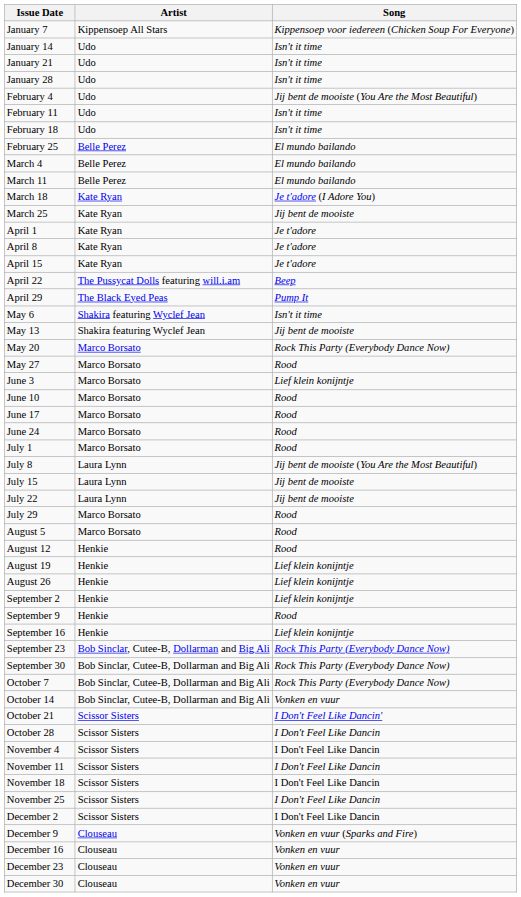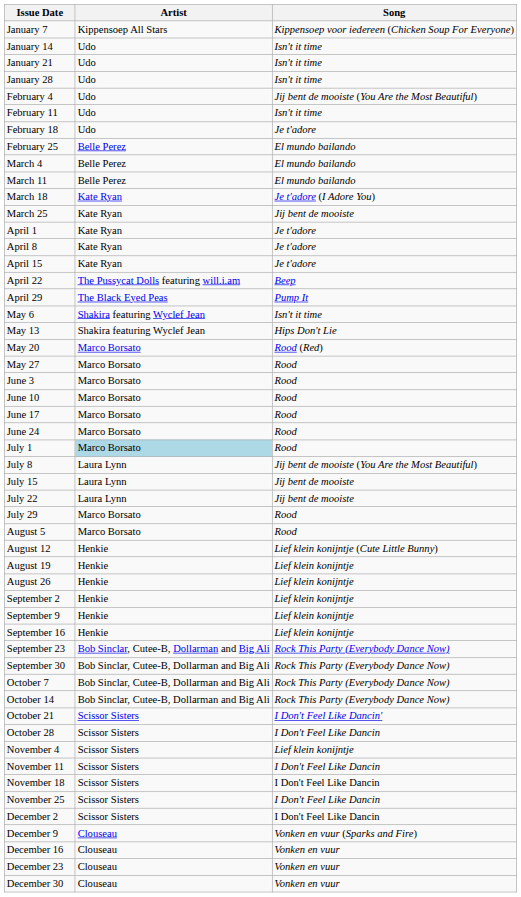(298, 130) Isn't it time -> (295, 130) Je t'adore
(314, 331) Jij bent de mooiste -> (306, 331) Hips Don't Lie
(362, 347) Rock This Party (Everybody Dance Now) -> (299, 347) Rood (Red)
(314, 381) Lief klein konijntje -> (286, 381) Rood
(109, 448) no background -> (109, 448) lightblue background
(286, 548) Rood -> (356, 548) Lief klein konijntje (Cute Little Bunny)
(286, 615) Rood -> (314, 615) Lief klein konijntje
(307, 699) Vonken en vuur -> (362, 699) Rock This Party (Everybody Dance Now)
(327, 749) I Don't Feel Like Dancin -> (314, 749) Lief klein konijntje
